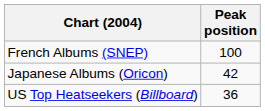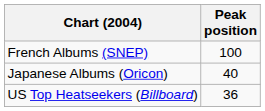(231, 73) 42 -> (231, 73) 40
